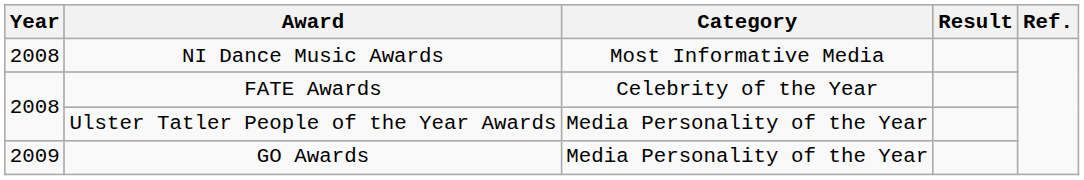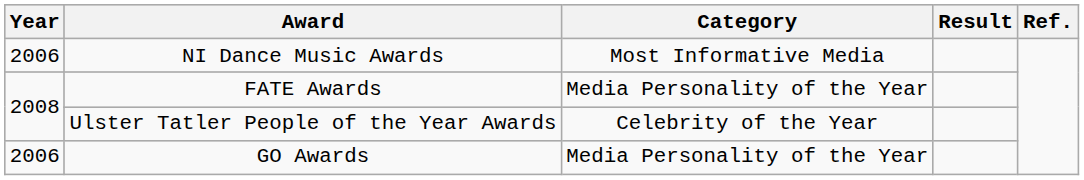(35, 56) 2008 -> (35, 56) 2006
(747, 90) Celebrity of the Year -> (747, 90) Media Personality of the Year
(747, 123) Media Personality of the Year -> (747, 123) Celebrity of the Year
(35, 157) 2009 -> (35, 157) 2006
